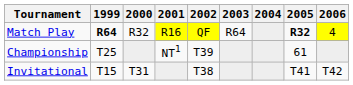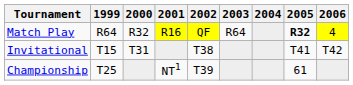(107, 32) bold -> (107, 32) normal
rows swapped: (47, 51) <-> (47, 71)
